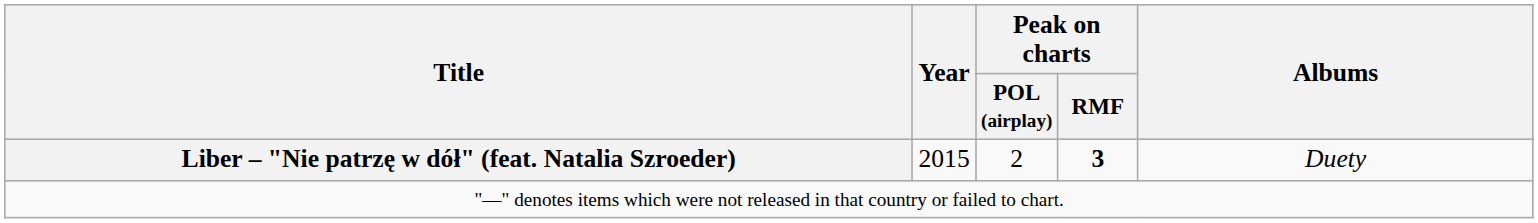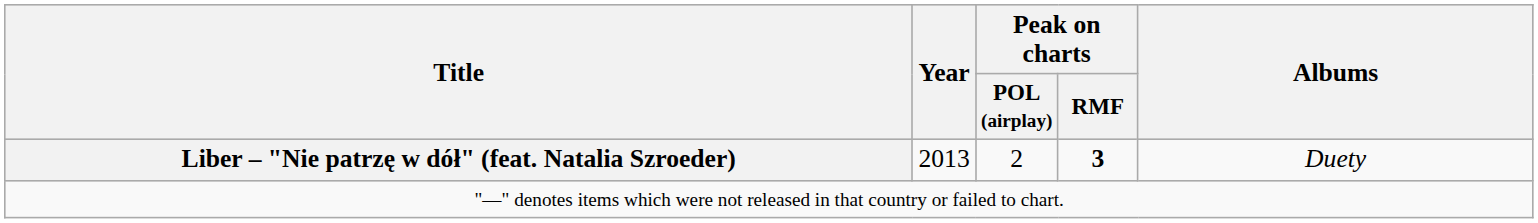(944, 159) 2015 -> (944, 159) 2013
